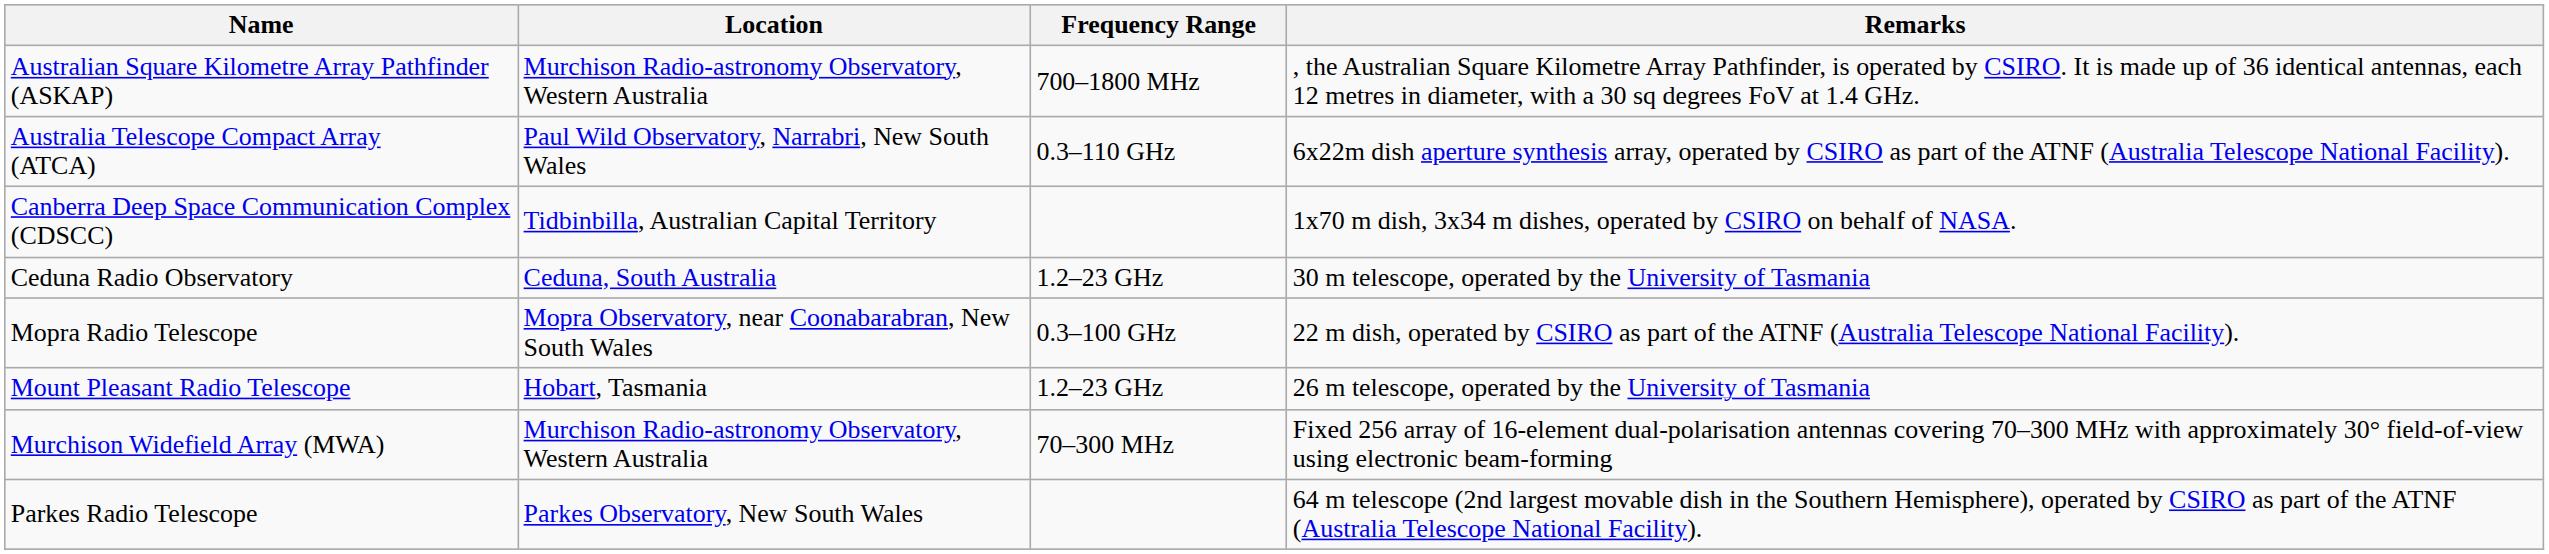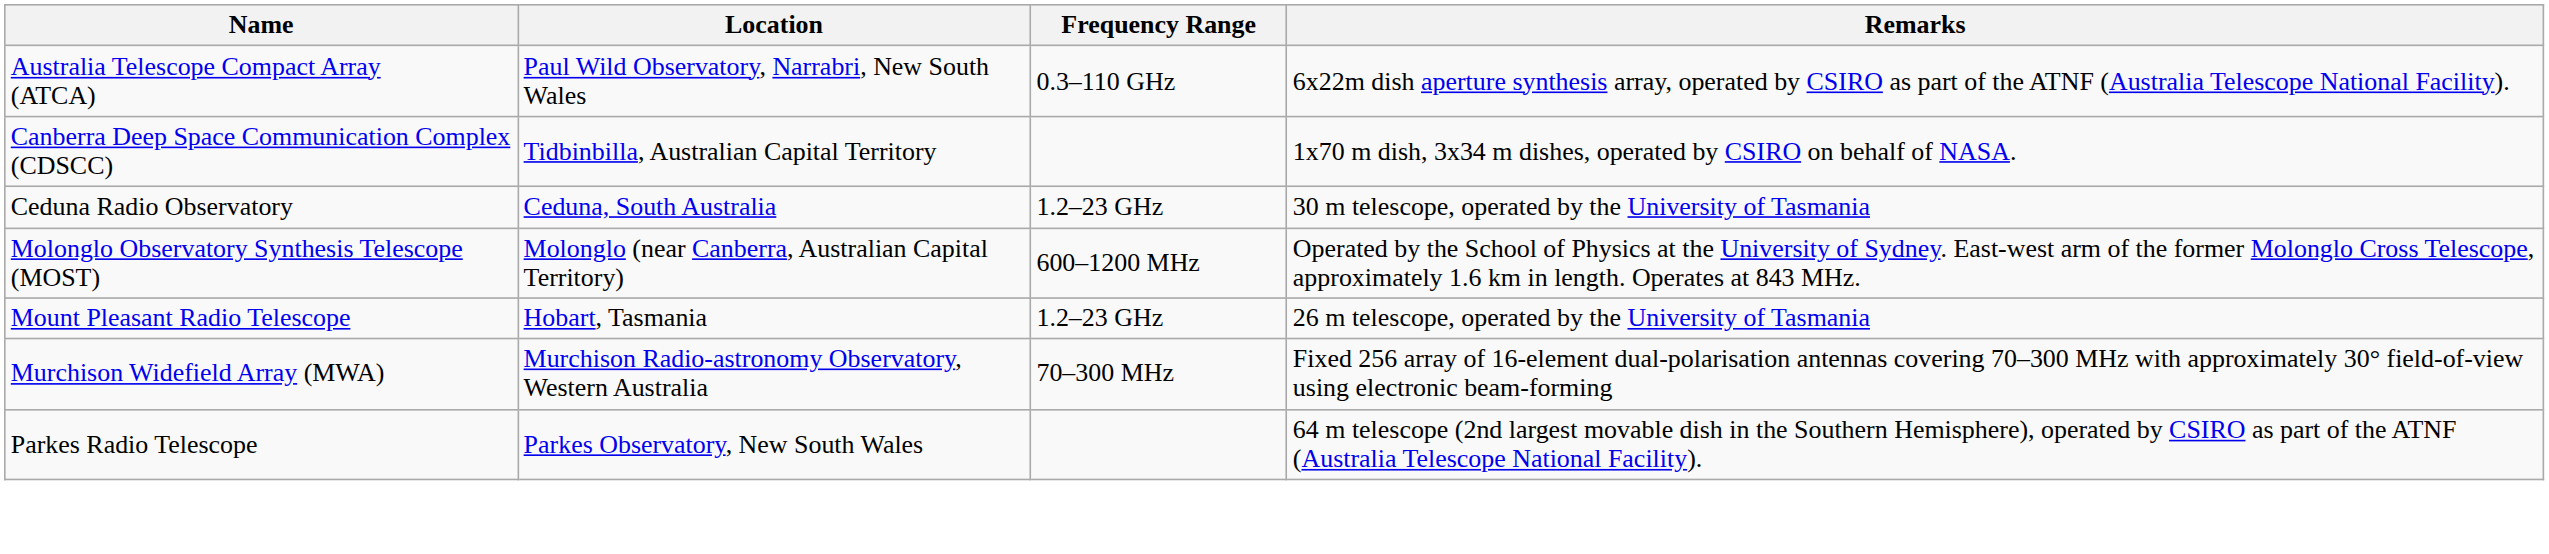- row: (250, 80)
+ row: (237, 262)
- row: (134, 332)
